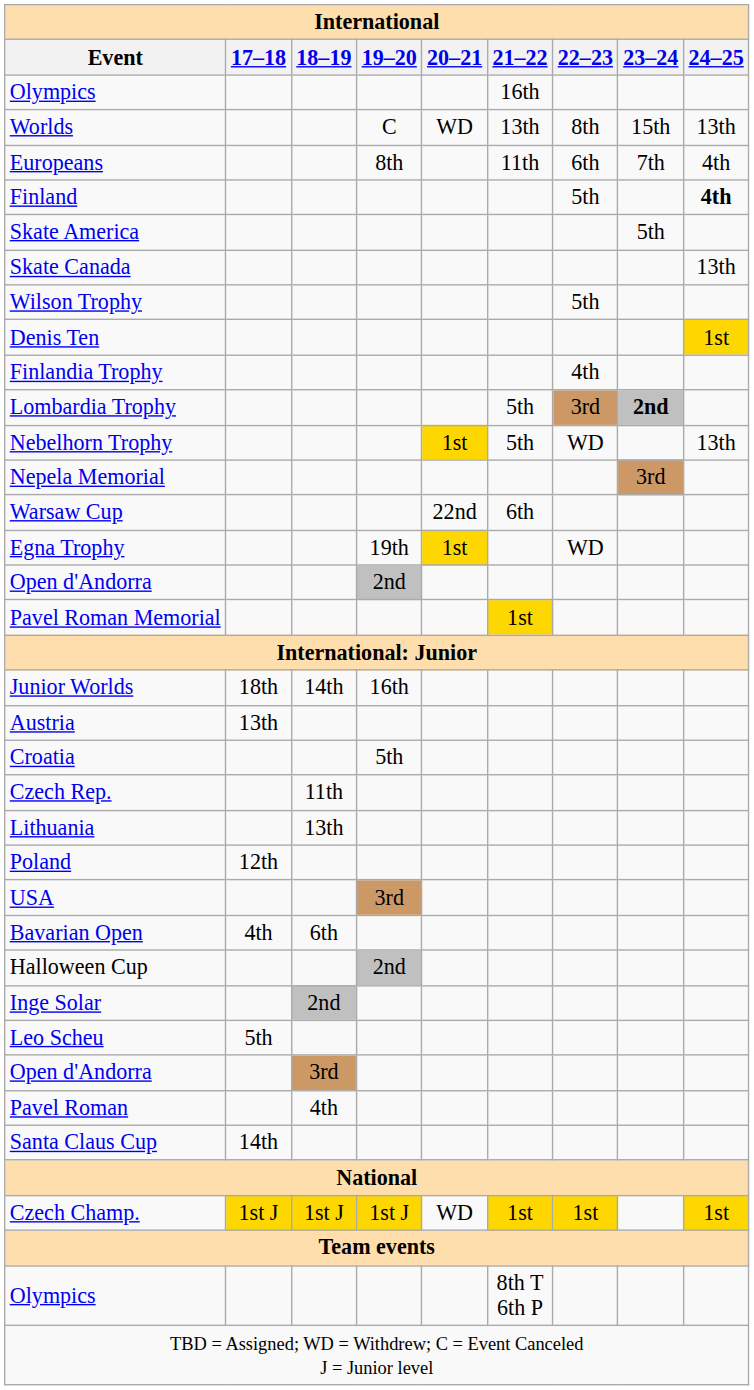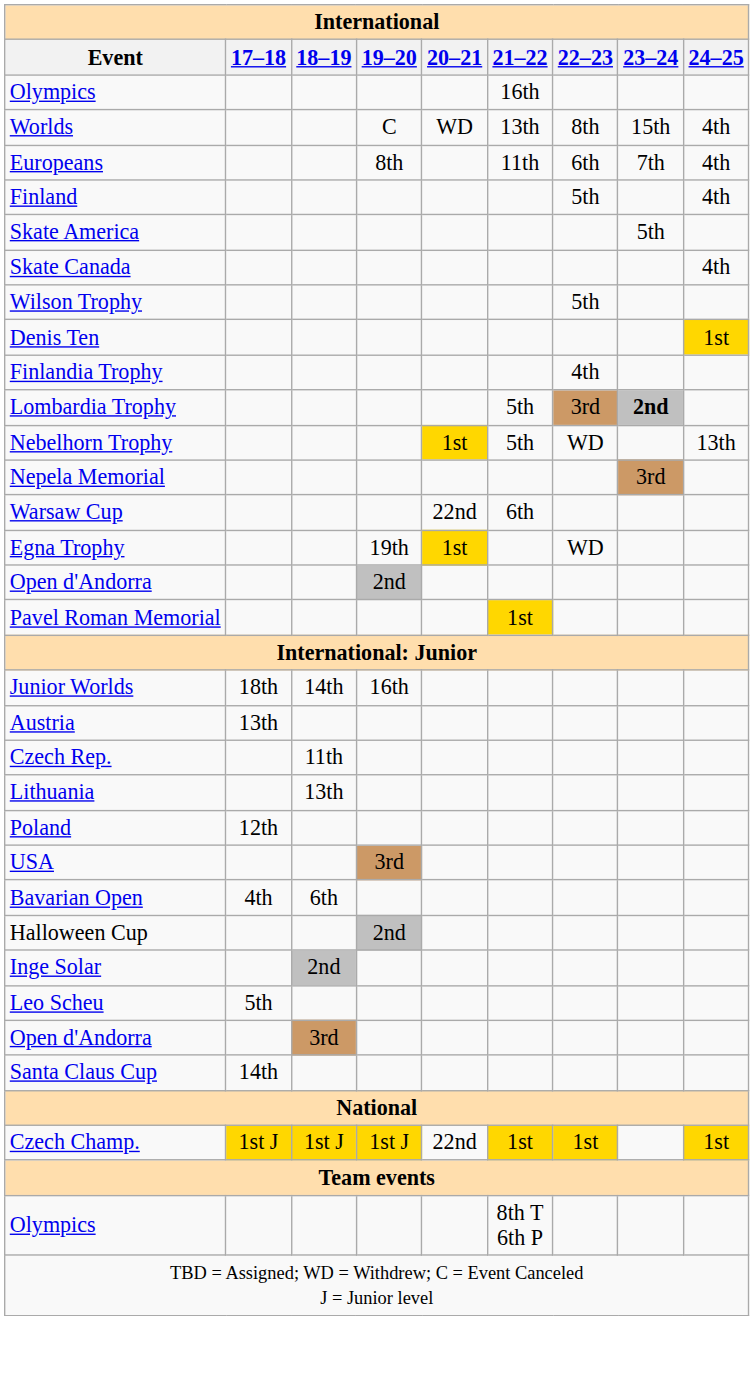(716, 127) 13th -> (716, 127) 4th
(716, 197) bold -> (716, 197) normal
(716, 267) 13th -> (716, 267) 4th
- row: (42, 757)
- row: (69, 1107)
(455, 1212) WD -> (455, 1142) 22nd
